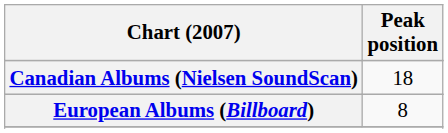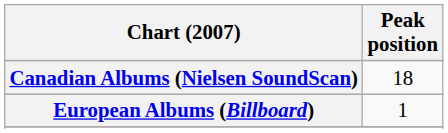(403, 110) 8 -> (403, 110) 1
